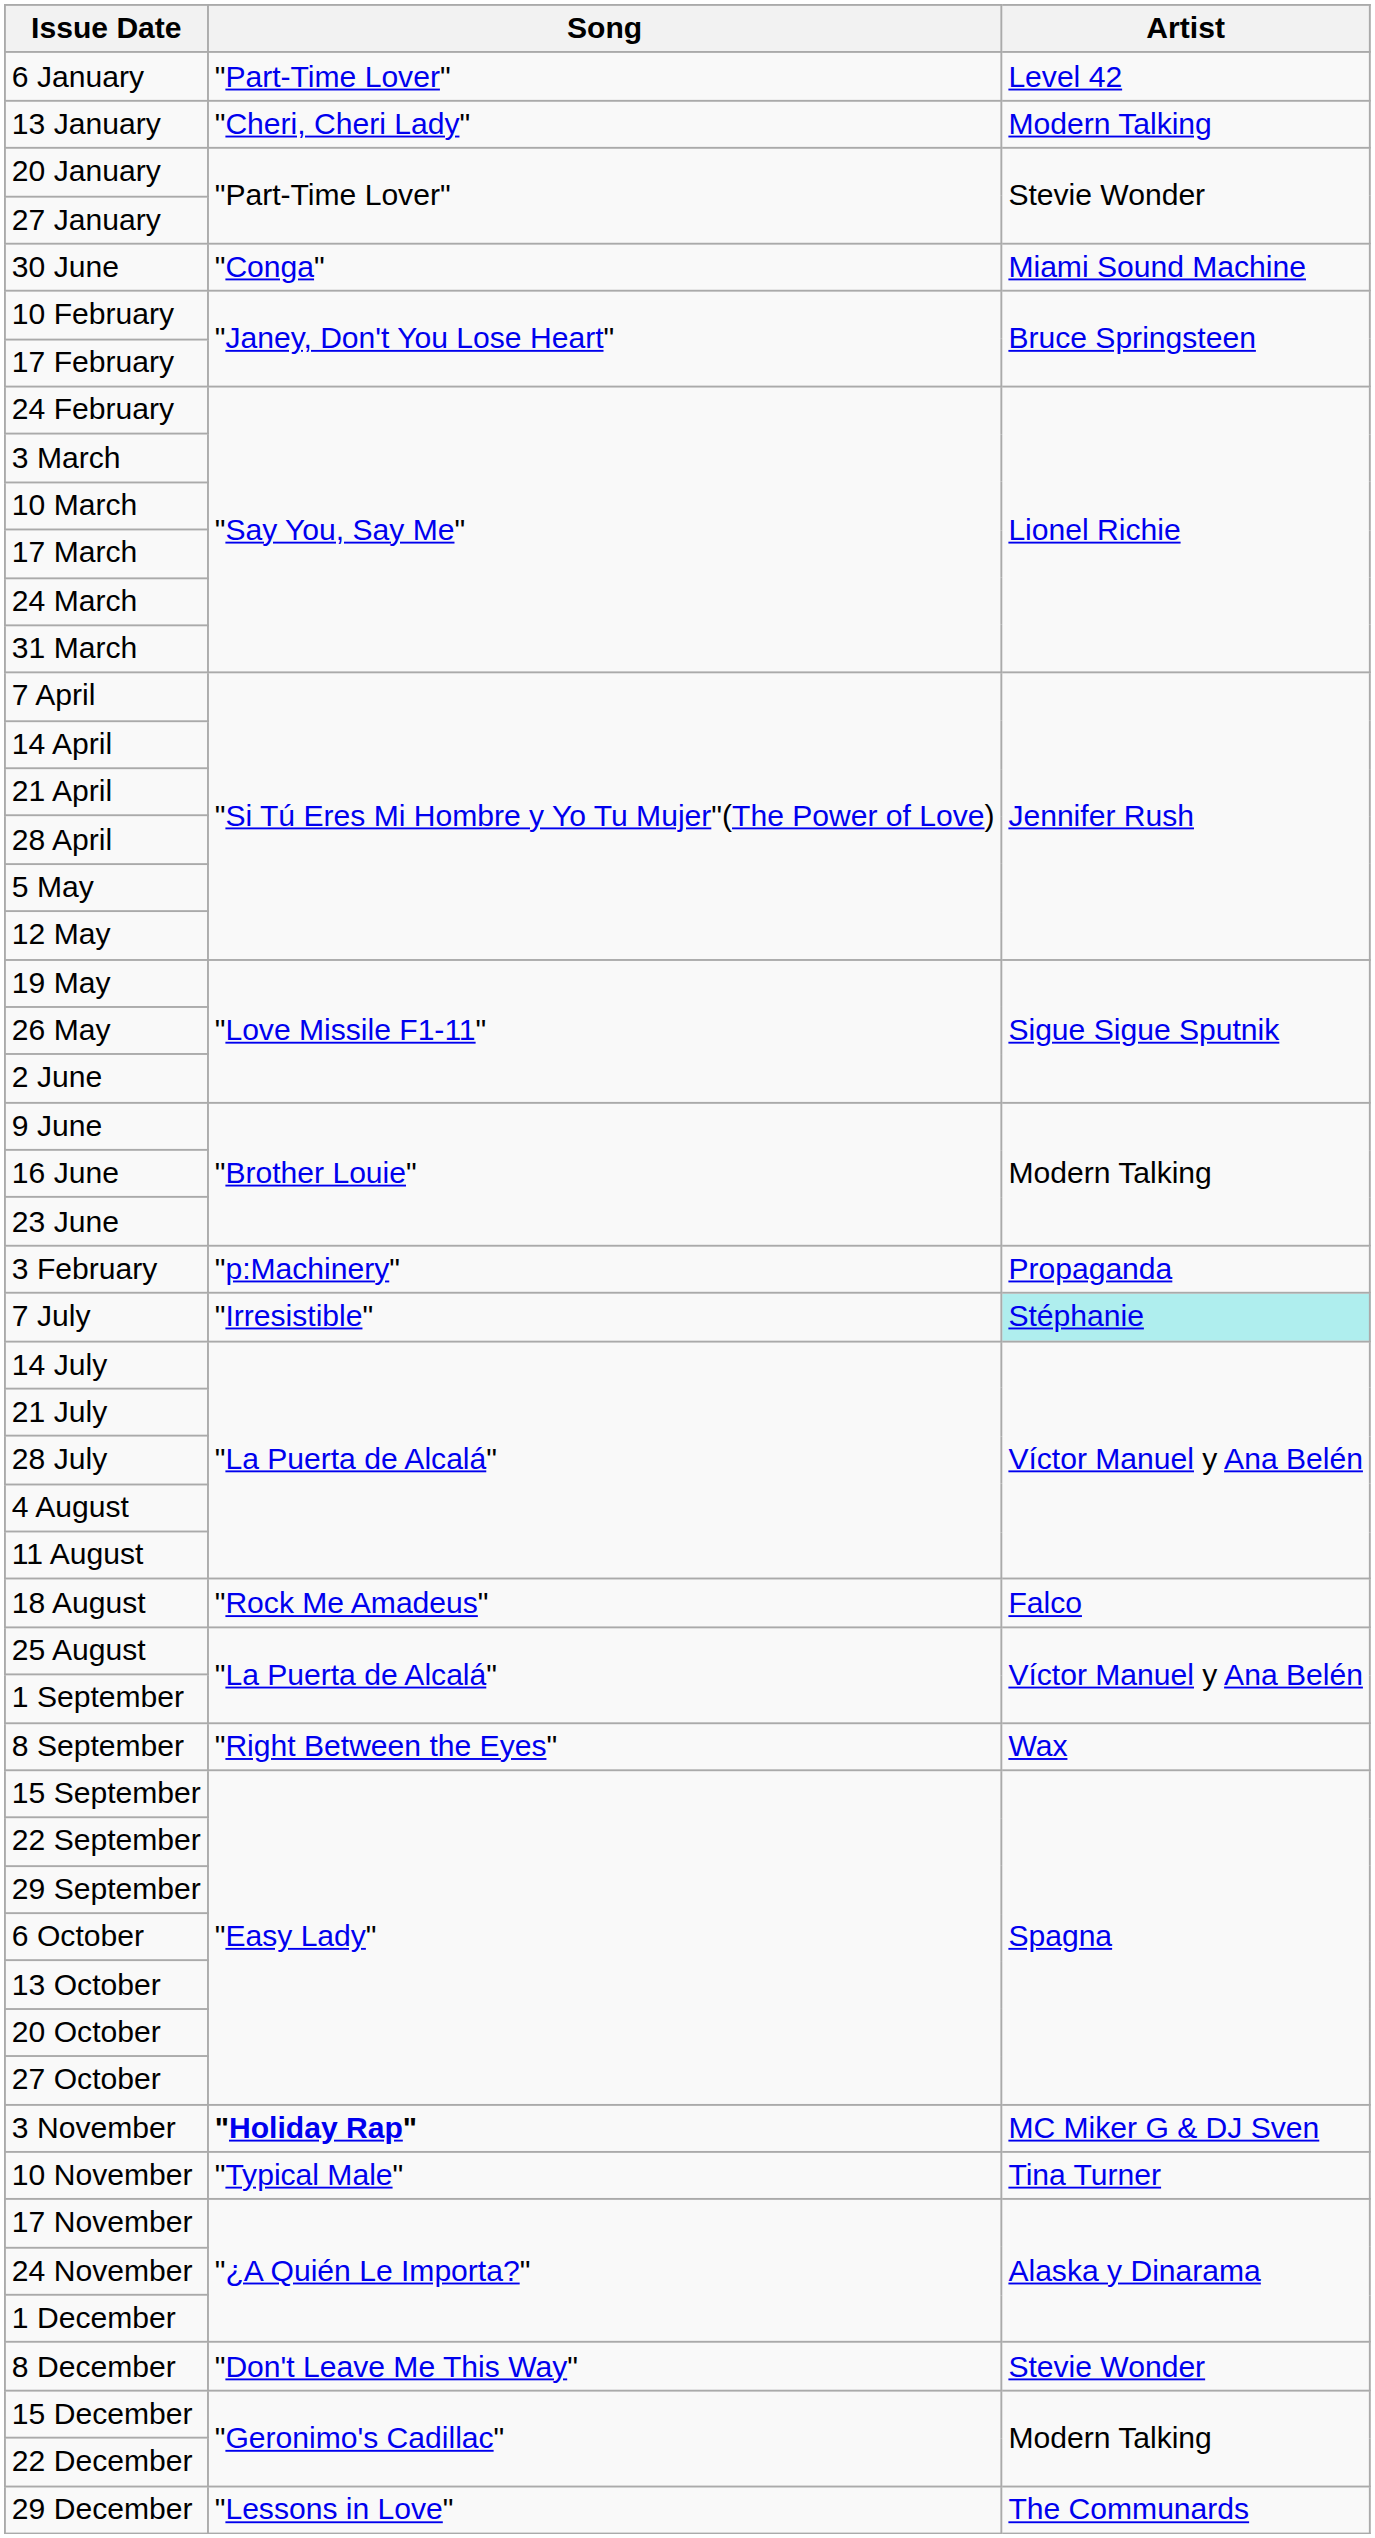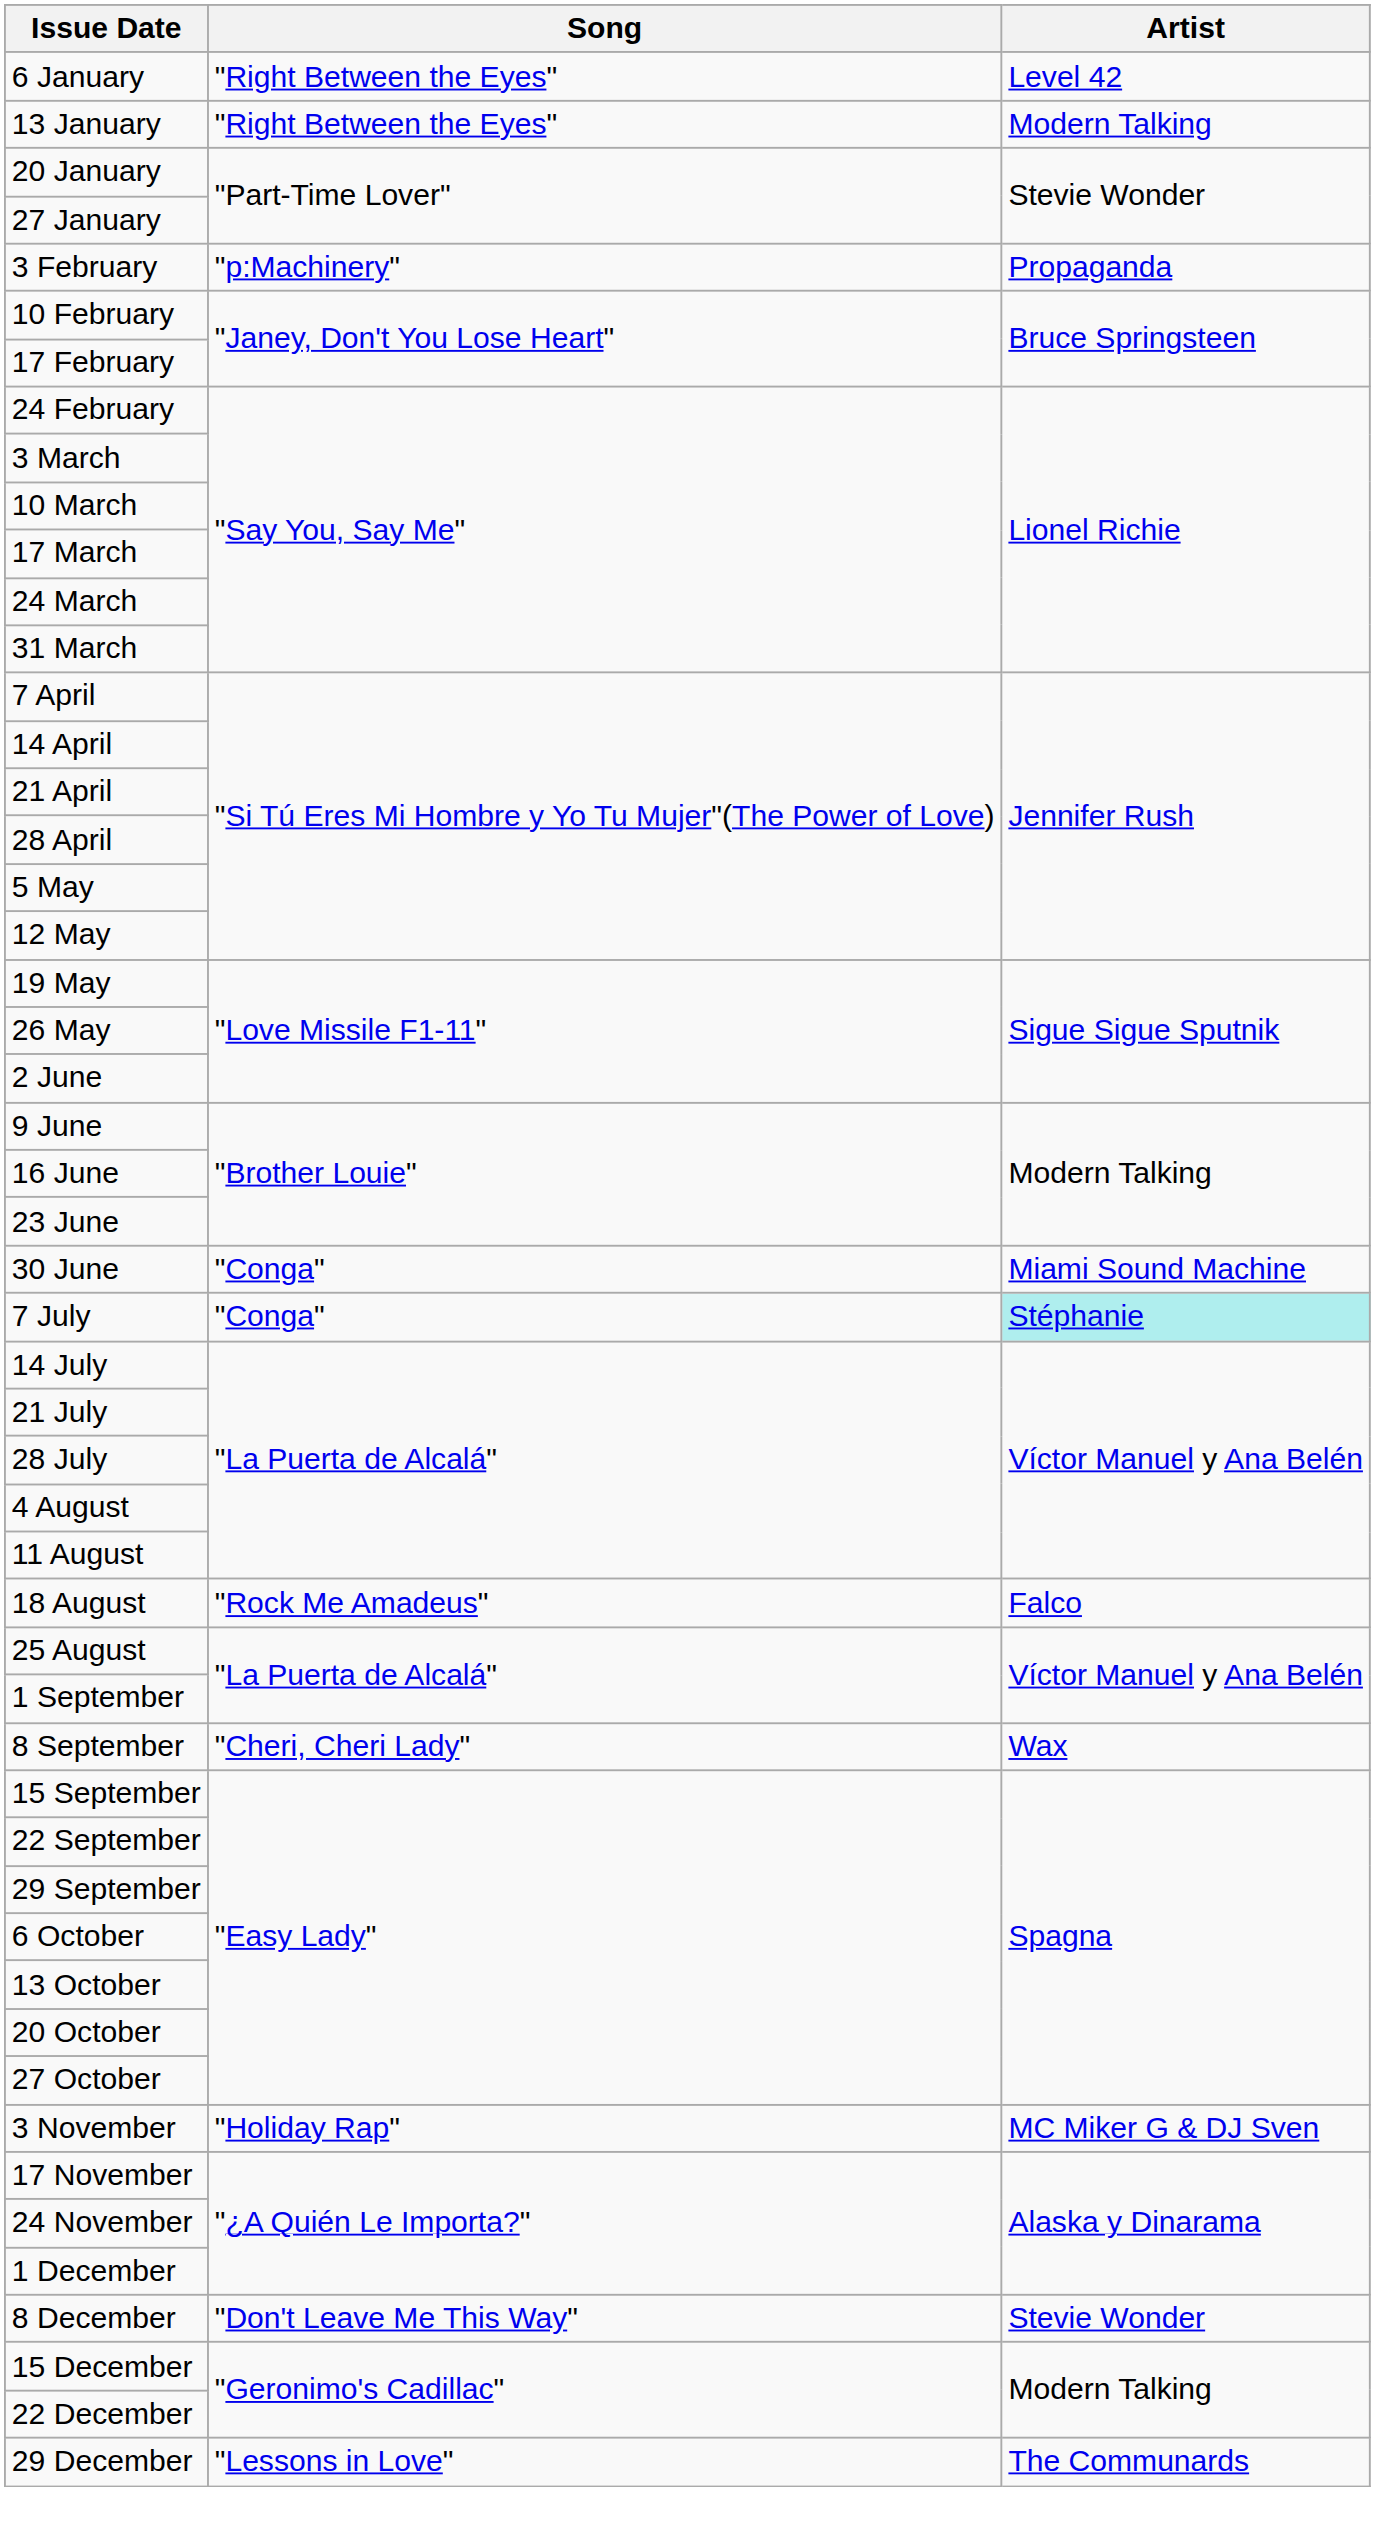(333, 76) "Part-Time Lover" -> (386, 76) "Right Between the Eyes"
(342, 123) "Cheri, Cheri Lady" -> (386, 123) "Right Between the Eyes"
rows swapped: (85, 1268) <-> (65, 266)
(294, 1316) "Irresistible" -> (270, 1316) "Conga"
(386, 1745) "Right Between the Eyes" -> (342, 1745) "Cheri, Cheri Lady"
(316, 2127) bold -> (307, 2127) normal
- row: (102, 2175)
